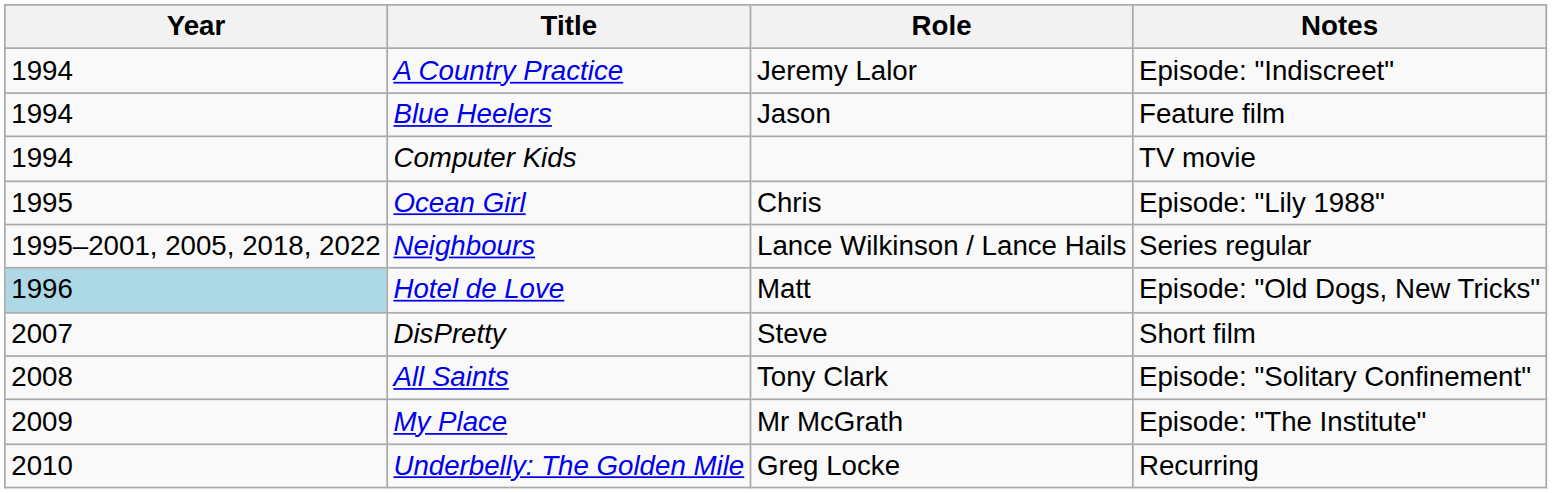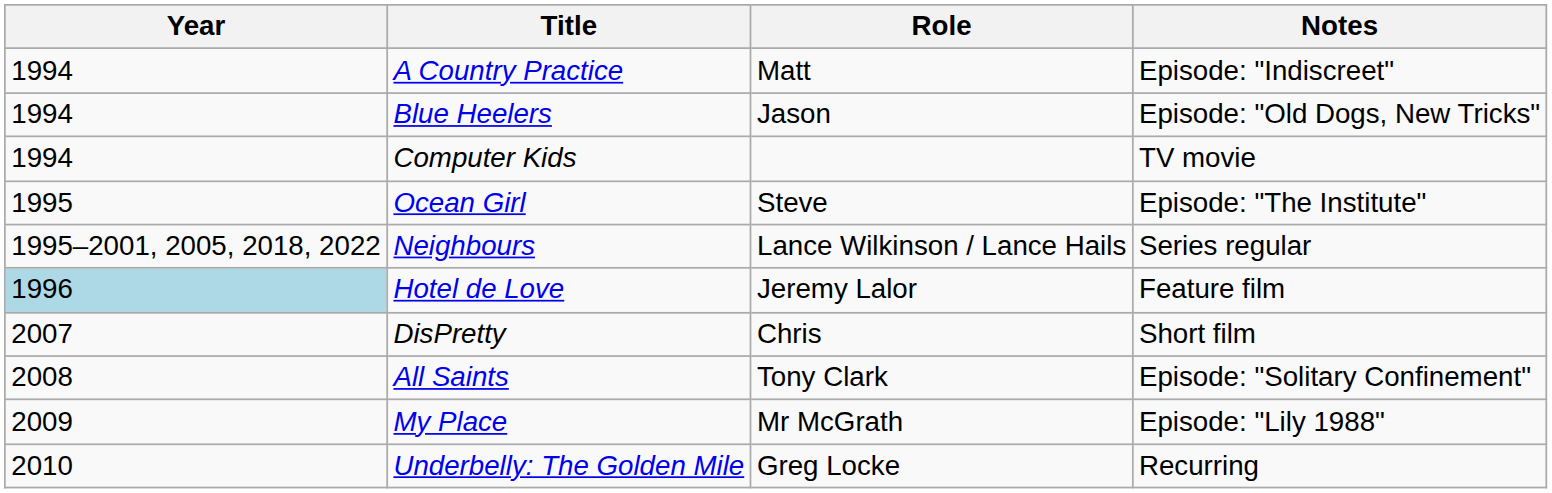(837, 70) Jeremy Lalor -> (784, 70) Matt
(1212, 114) Feature film -> (1340, 114) Episode: "Old Dogs, New Tricks"
(789, 202) Chris -> (792, 202) Steve
(1262, 202) Episode: "Lily 1988" -> (1283, 202) Episode: "The Institute"
(784, 289) Matt -> (837, 289) Jeremy Lalor
(1340, 289) Episode: "Old Dogs, New Tricks" -> (1212, 289) Feature film
(792, 333) Steve -> (789, 333) Chris
(1283, 421) Episode: "The Institute" -> (1262, 421) Episode: "Lily 1988"
